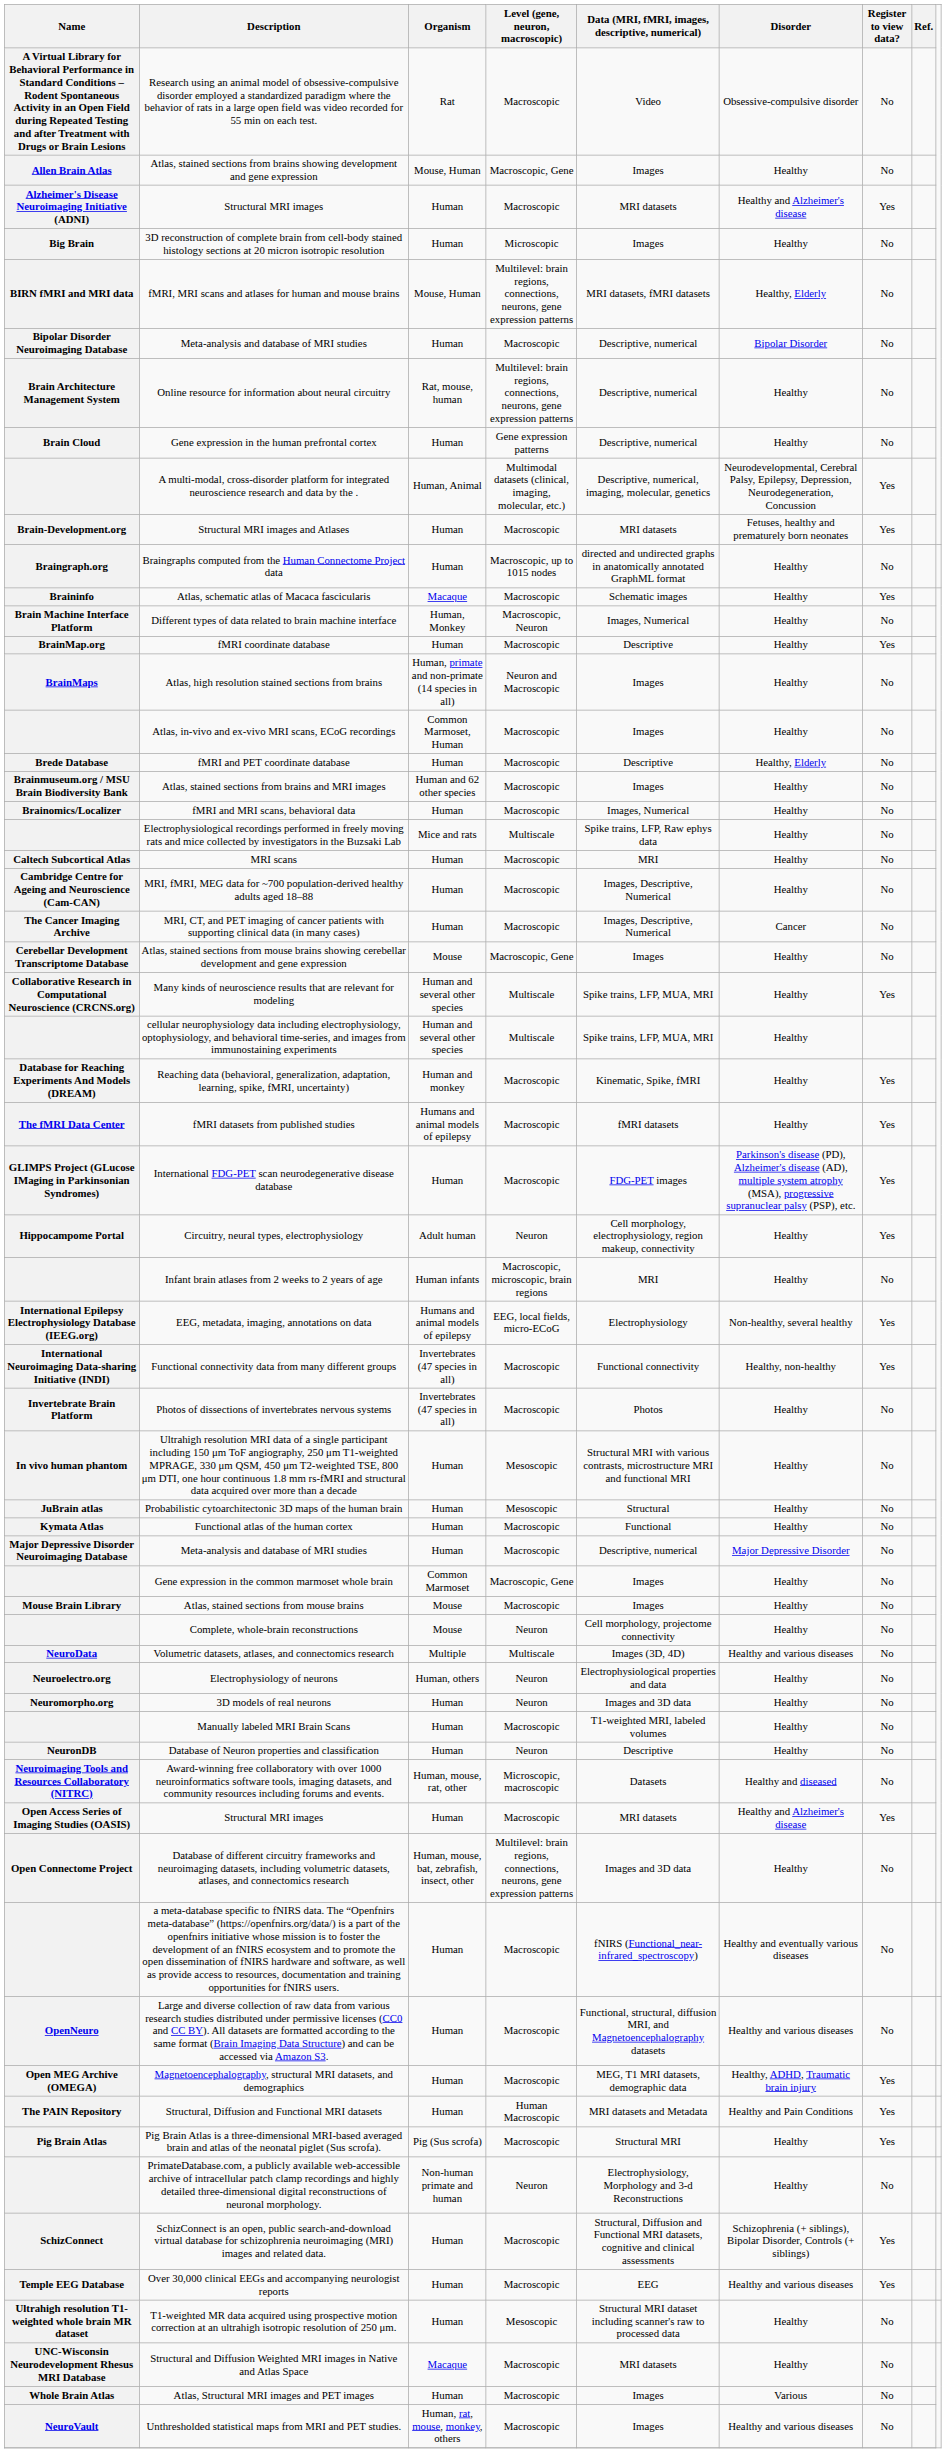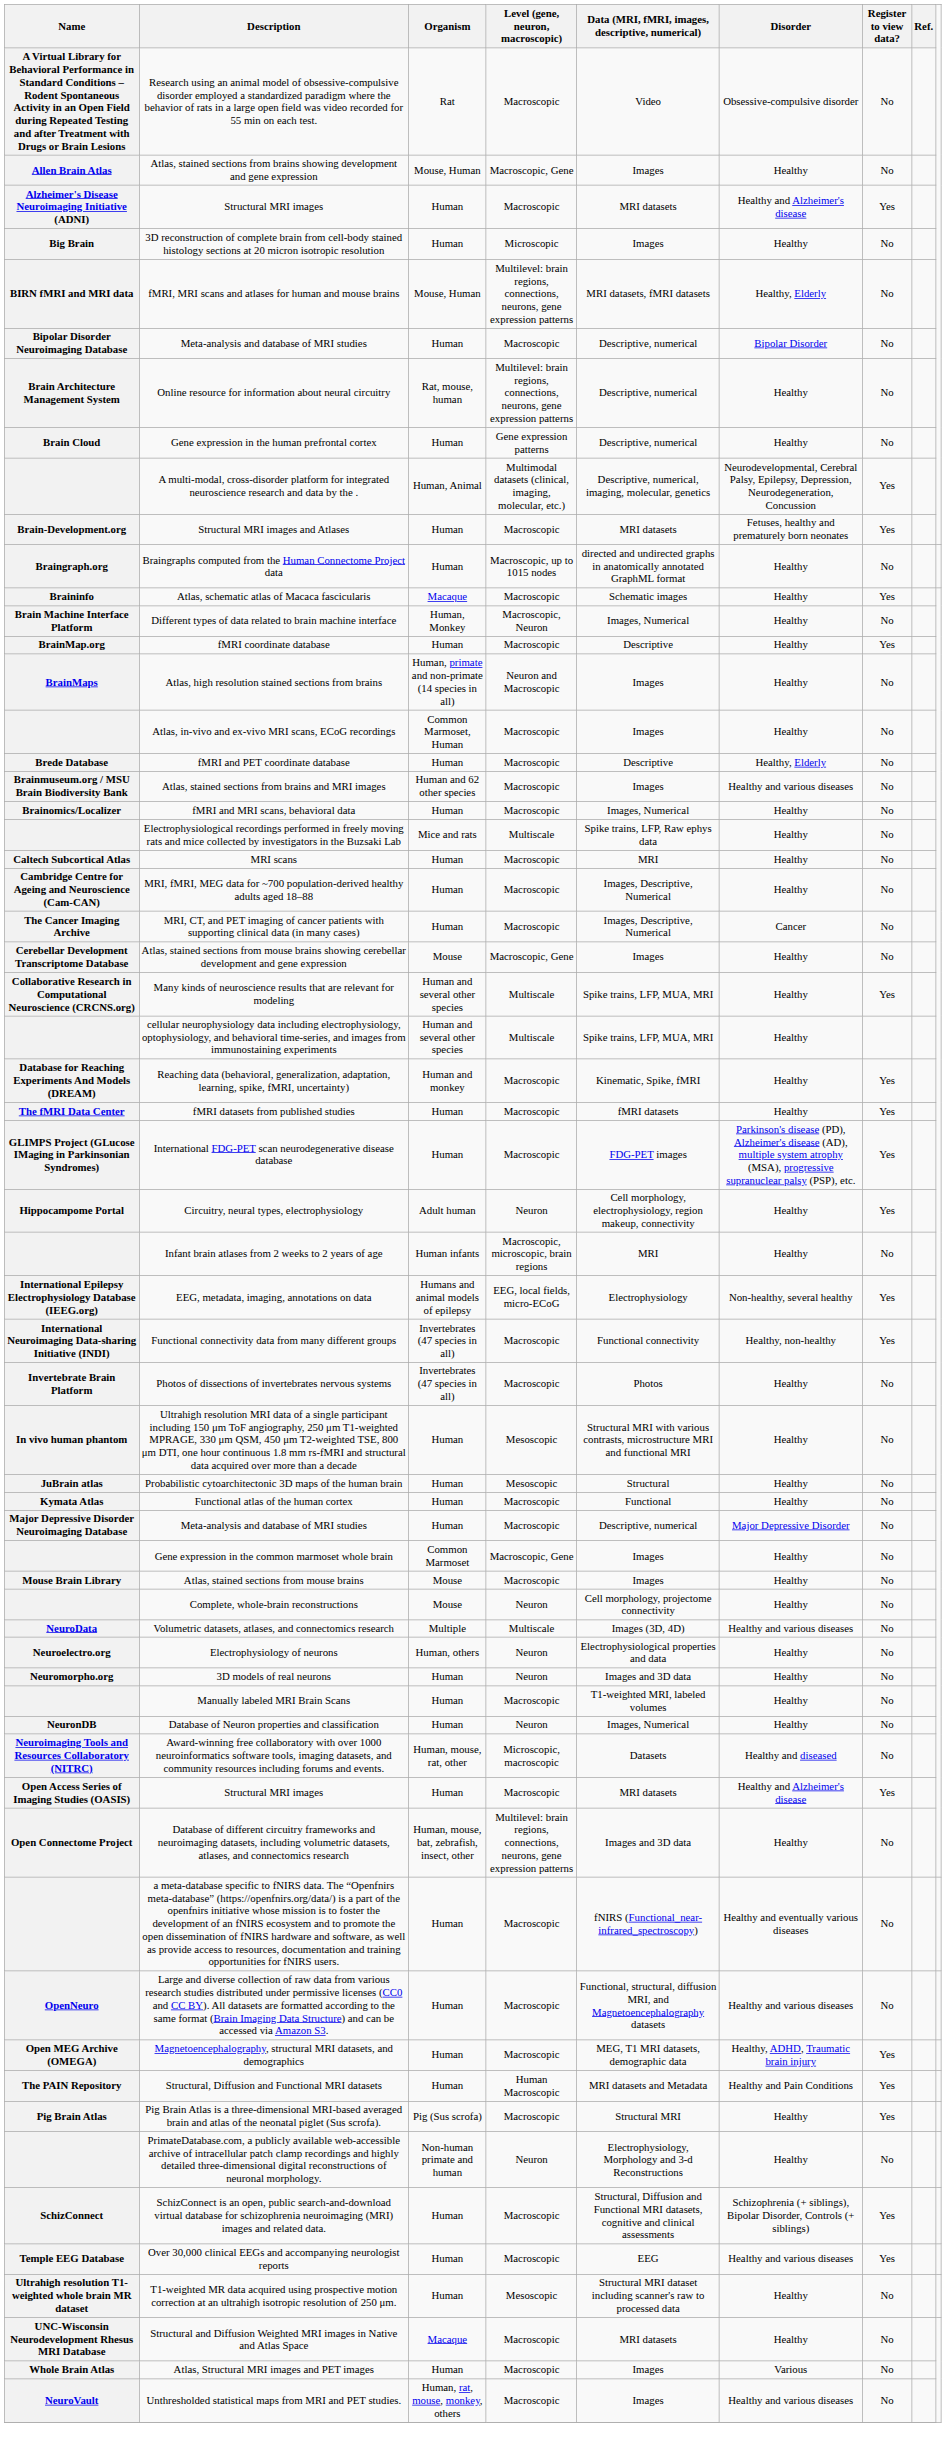(791, 787) Healthy -> (791, 787) Healthy and various diseases
(447, 1124) Humans and animal models of epilepsy -> (447, 1111) Human
(648, 1751) Descriptive -> (648, 1725) Images, Numerical
